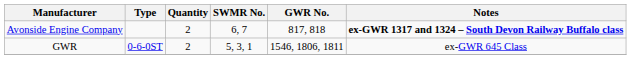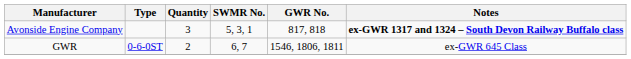(188, 29) 2 -> (188, 29) 3
(239, 29) 6, 7 -> (239, 29) 5, 3, 1
(239, 46) 5, 3, 1 -> (239, 46) 6, 7
